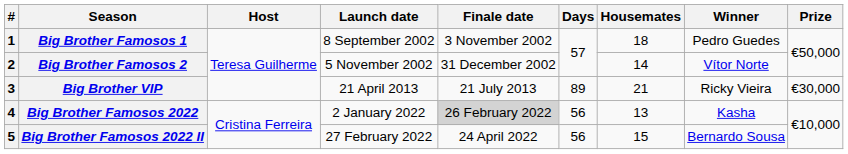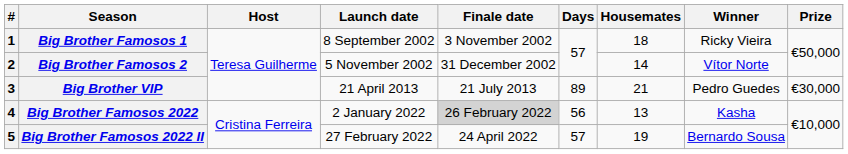(736, 40) Pedro Guedes -> (736, 40) Ricky Vieira
(736, 88) Ricky Vieira -> (736, 88) Pedro Guedes
(578, 137) 56 -> (578, 137) 57
(641, 137) 15 -> (641, 137) 19
